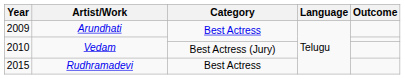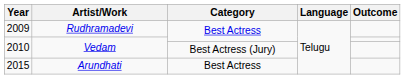(100, 28) Arundhati -> (100, 28) Rudhramadevi
(100, 66) Rudhramadevi -> (100, 66) Arundhati
